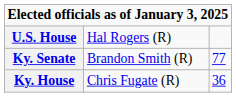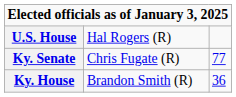(140, 59) Brandon Smith (R) -> (133, 59) Chris Fugate (R)
(133, 80) Chris Fugate (R) -> (140, 80) Brandon Smith (R)
